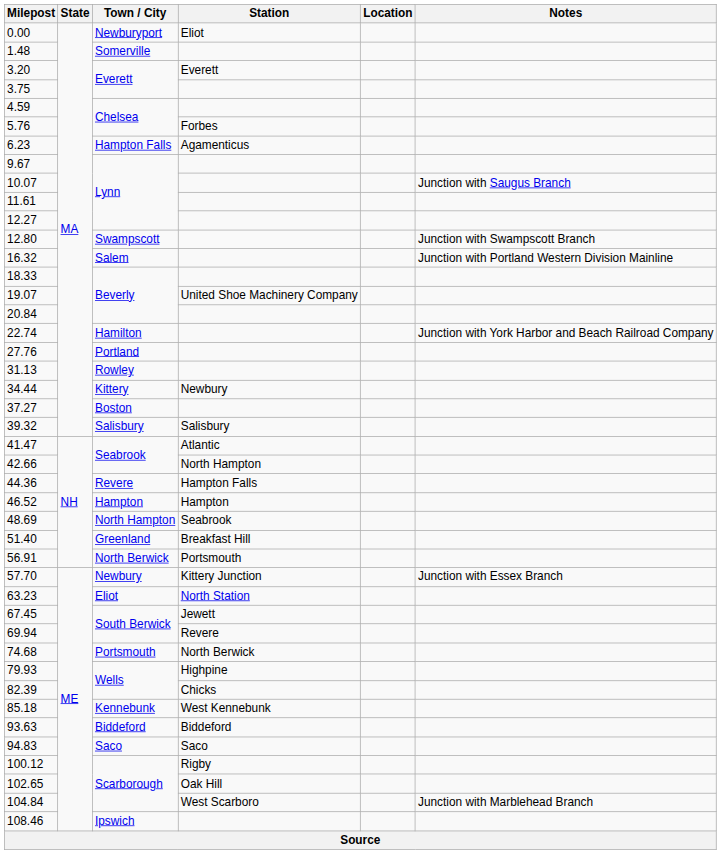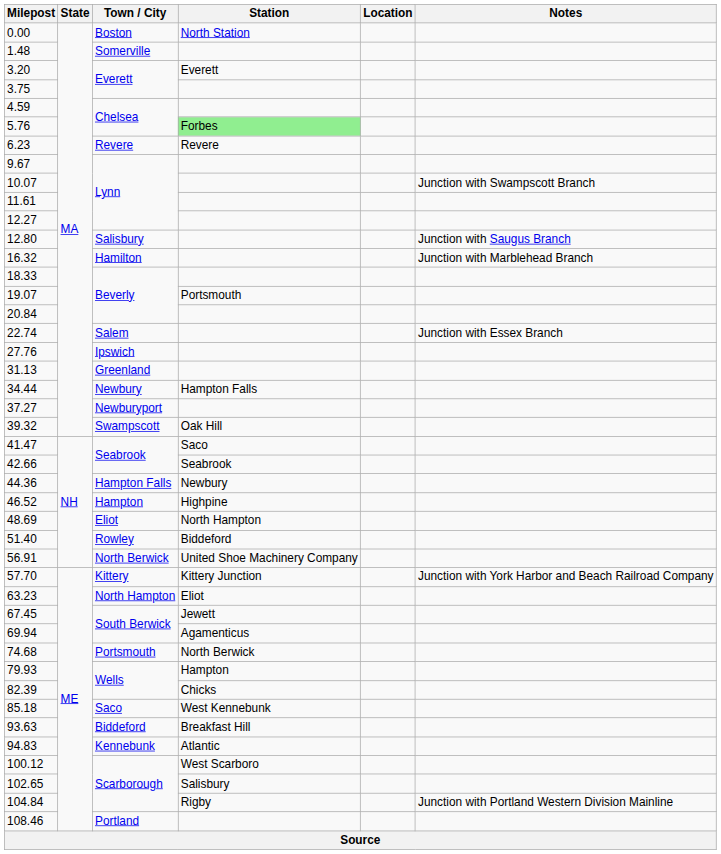(129, 32) Newburyport -> (113, 32) Boston
(192, 32) Eliot -> (215, 32) North Station
(199, 126) no background -> (199, 126) lightgreen background
(133, 145) Hampton Falls -> (114, 145) Revere
(215, 145) Agamenticus -> (200, 145) Revere
(494, 182) Junction with Saugus Branch -> (507, 182) Junction with Swampscott Branch
(127, 239) Swampscott -> (119, 239) Salisbury
(507, 239) Junction with Swampscott Branch -> (494, 239) Junction with Saugus Branch
(112, 257) Salem -> (118, 257) Hamilton
(546, 257) Junction with Portland Western Division Mainline -> (506, 257) Junction with Marblehead Branch
(269, 295) United Shoe Machinery Company -> (211, 295) Portsmouth
(118, 333) Hamilton -> (112, 333) Salem
(566, 333) Junction with York Harbor and Beach Railroad Company -> (490, 333) Junction with Essex Branch
(117, 351) Portland -> (115, 351) Ipswich
(114, 370) Rowley -> (123, 370) Greenland
(112, 389) Kittery -> (118, 389) Newbury
(204, 389) Newbury -> (219, 389) Hampton Falls
(113, 408) Boston -> (129, 408) Newburyport
(119, 426) Salisbury -> (127, 426) Swampscott
(205, 426) Salisbury -> (201, 426) Oak Hill
(200, 445) Atlantic -> (194, 445) Saco
(221, 464) North Hampton -> (206, 464) Seabrook
(114, 483) Revere -> (133, 483) Hampton Falls
(219, 483) Hampton Falls -> (204, 483) Newbury
(205, 502) Hampton -> (204, 502) Highpine
(135, 520) North Hampton -> (107, 520) Eliot
(206, 520) Seabrook -> (221, 520) North Hampton
(123, 539) Greenland -> (114, 539) Rowley
(216, 539) Breakfast Hill -> (206, 539) Biddeford
(211, 558) Portsmouth -> (269, 558) United Shoe Machinery Company
(118, 577) Newbury -> (112, 577) Kittery
(490, 577) Junction with Essex Branch -> (566, 577) Junction with York Harbor and Beach Railroad Company
(107, 595) Eliot -> (135, 595) North Hampton
(215, 595) North Station -> (192, 595) Eliot
(200, 633) Revere -> (215, 633) Agamenticus
(204, 671) Highpine -> (205, 671) Hampton
(125, 708) Kennebunk -> (108, 708) Saco
(206, 727) Biddeford -> (216, 727) Breakfast Hill
(108, 746) Saco -> (125, 746) Kennebunk
(194, 746) Saco -> (200, 746) Atlantic
(196, 764) Rigby -> (220, 764) West Scarboro
(201, 783) Oak Hill -> (205, 783) Salisbury
(220, 802) West Scarboro -> (196, 802) Rigby
(506, 802) Junction with Marblehead Branch -> (546, 802) Junction with Portland Western Division Mainline
(115, 821) Ipswich -> (117, 821) Portland
